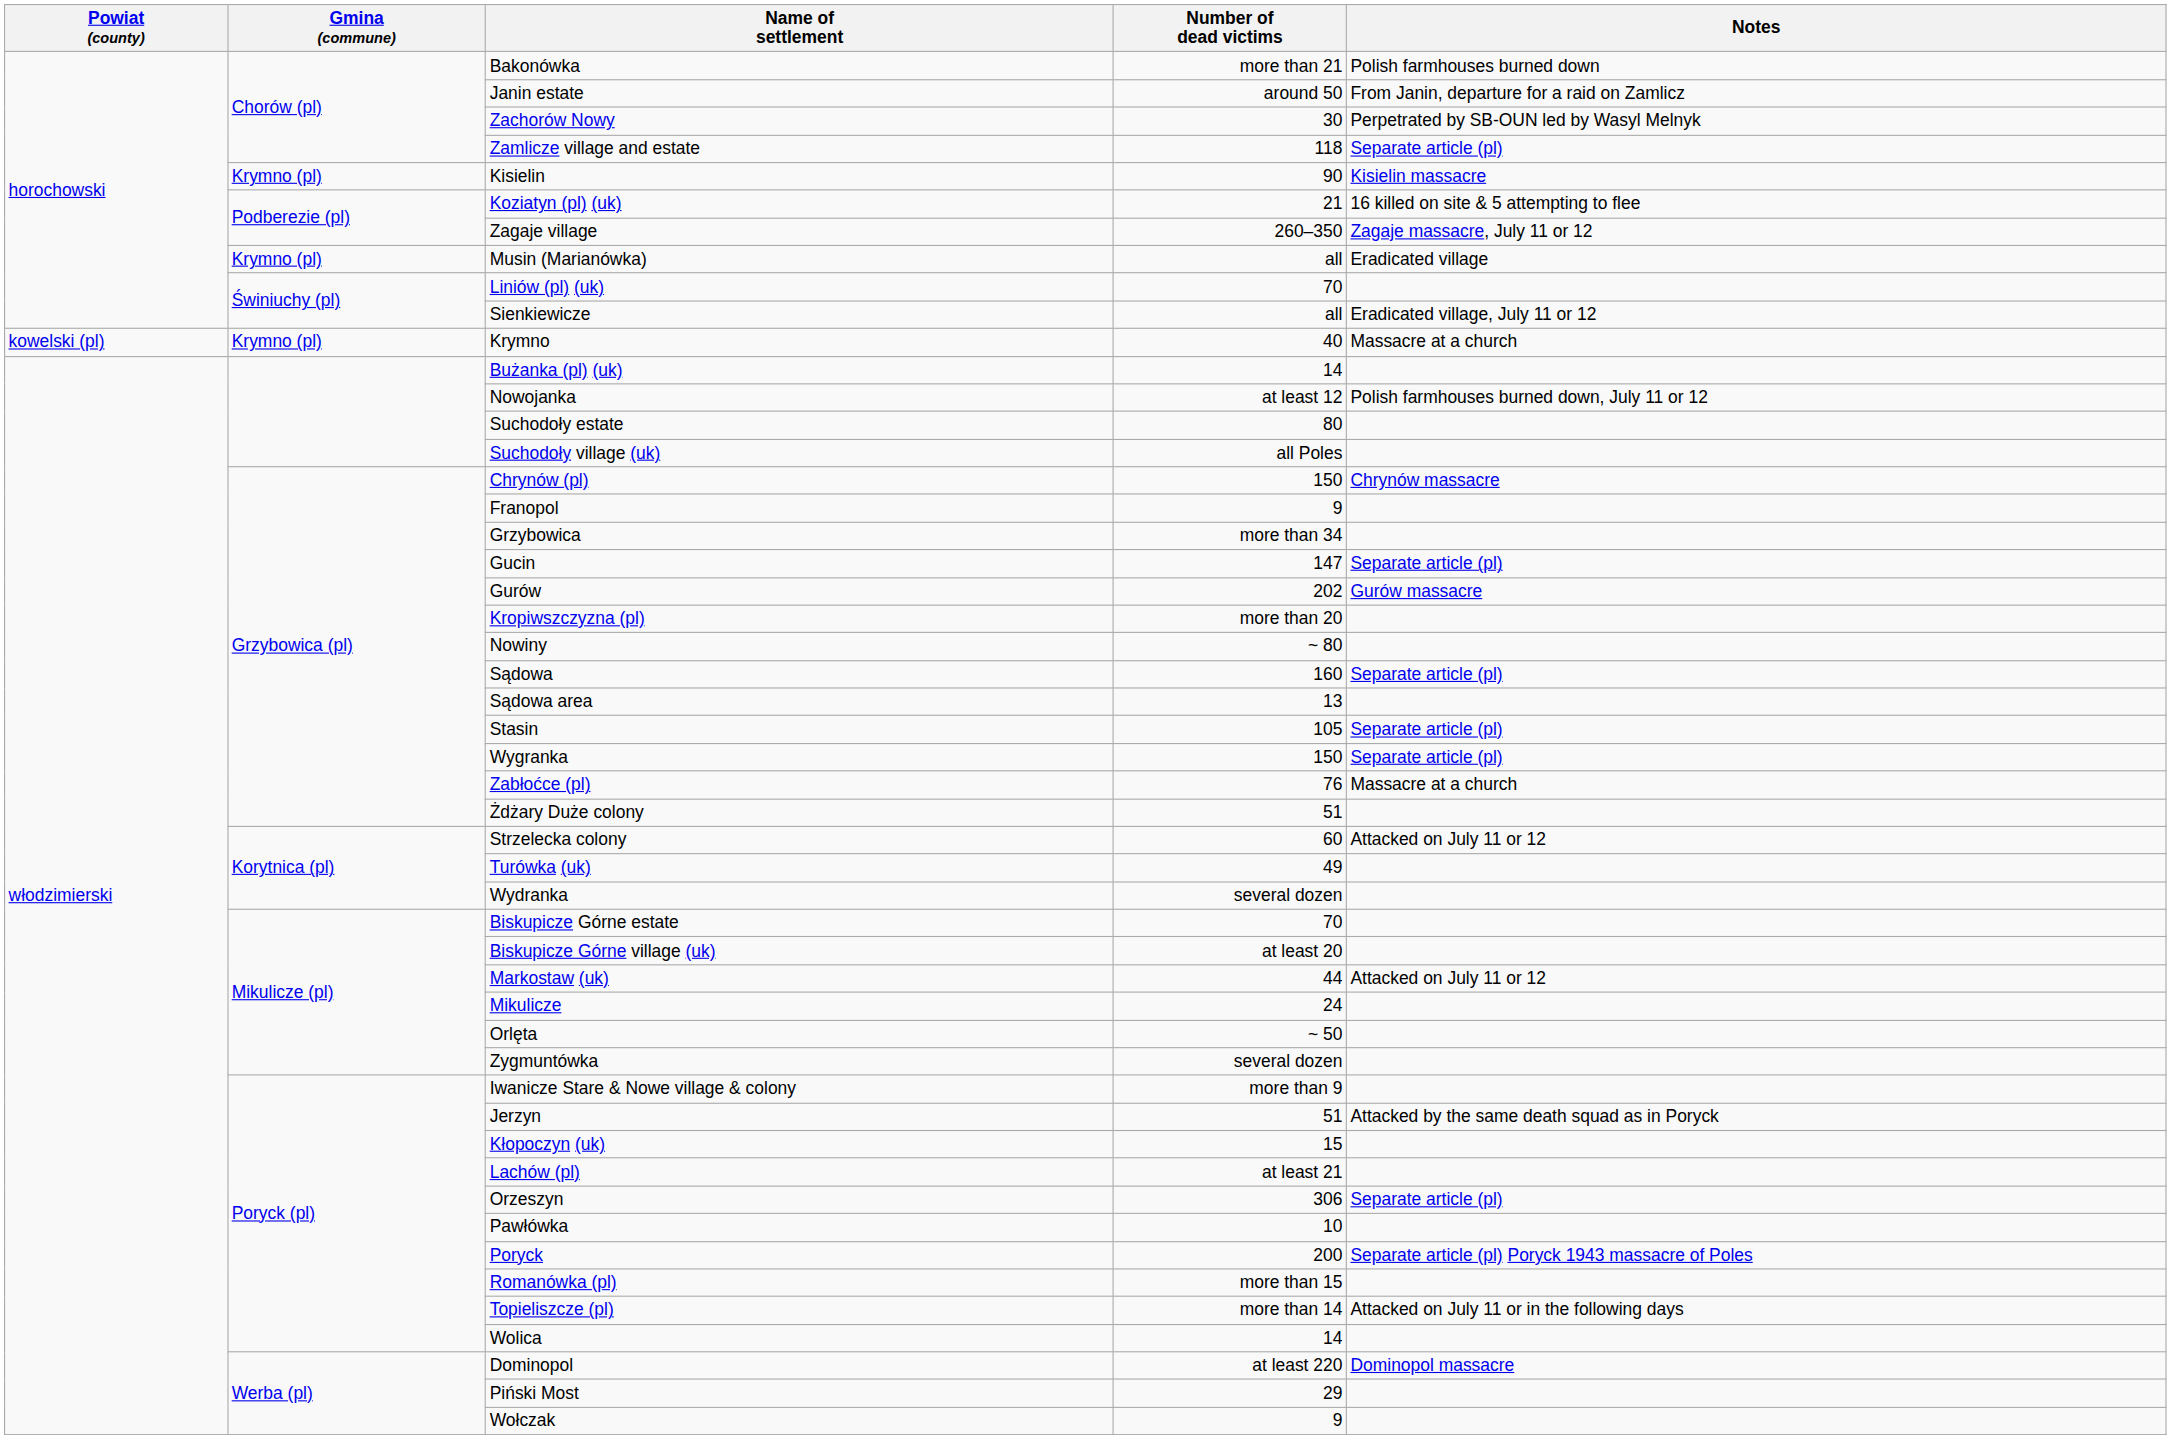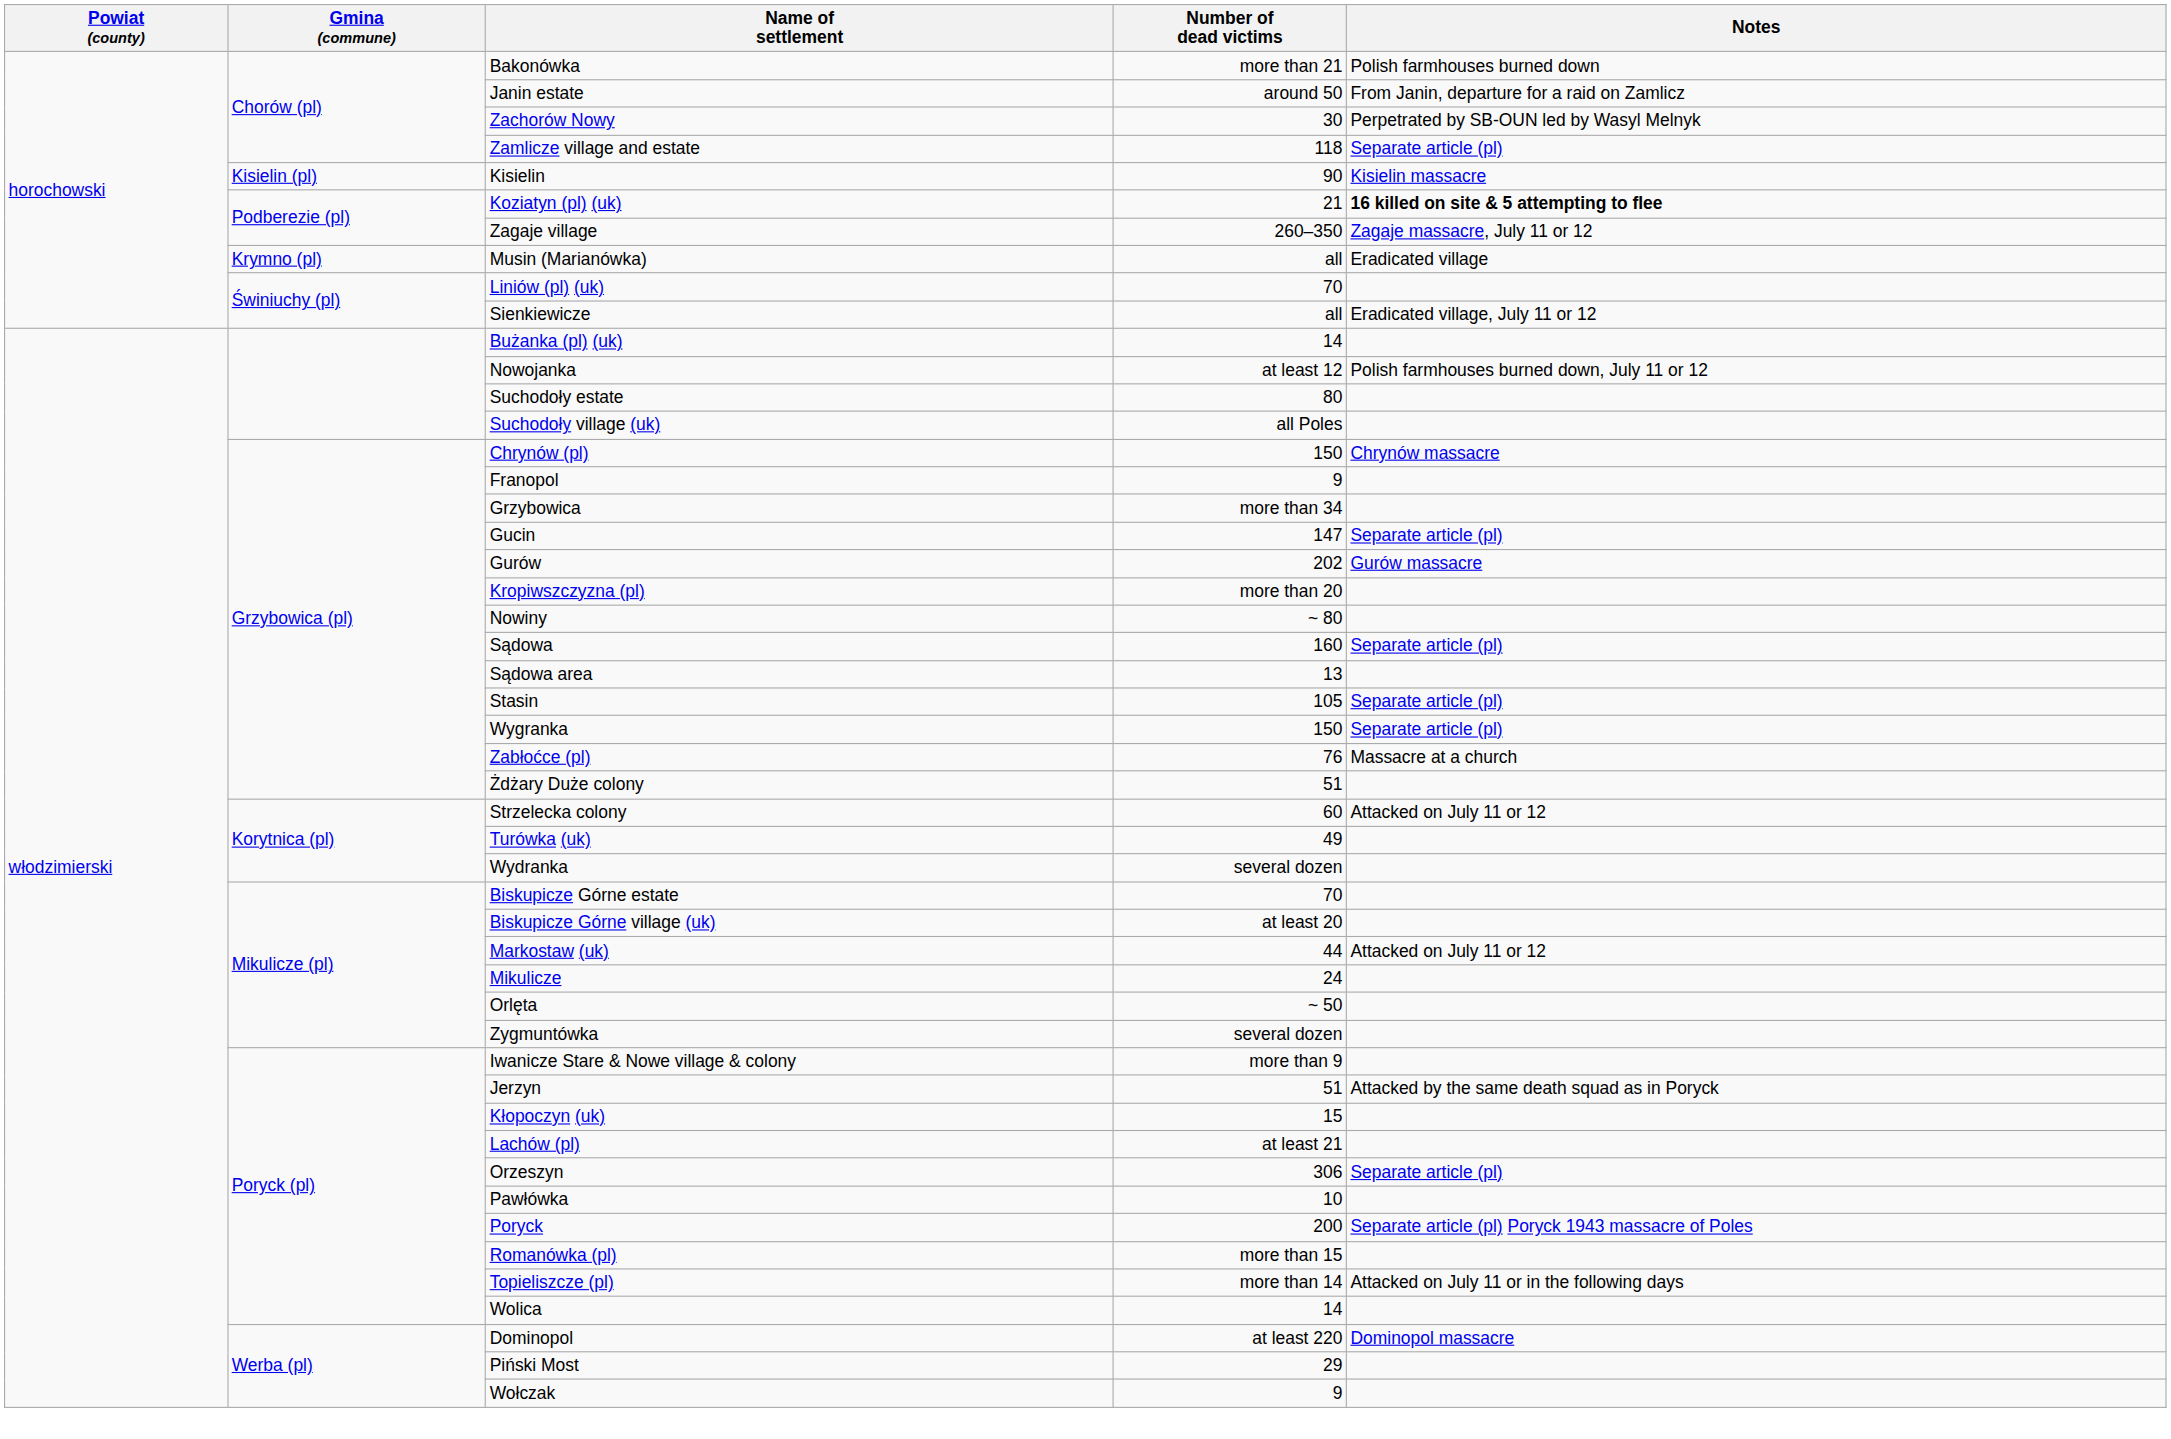(277, 176) Krymno (pl) -> (274, 176) Kisielin (pl)
(1495, 203) normal -> (1506, 203) bold
- row: (520, 342)
